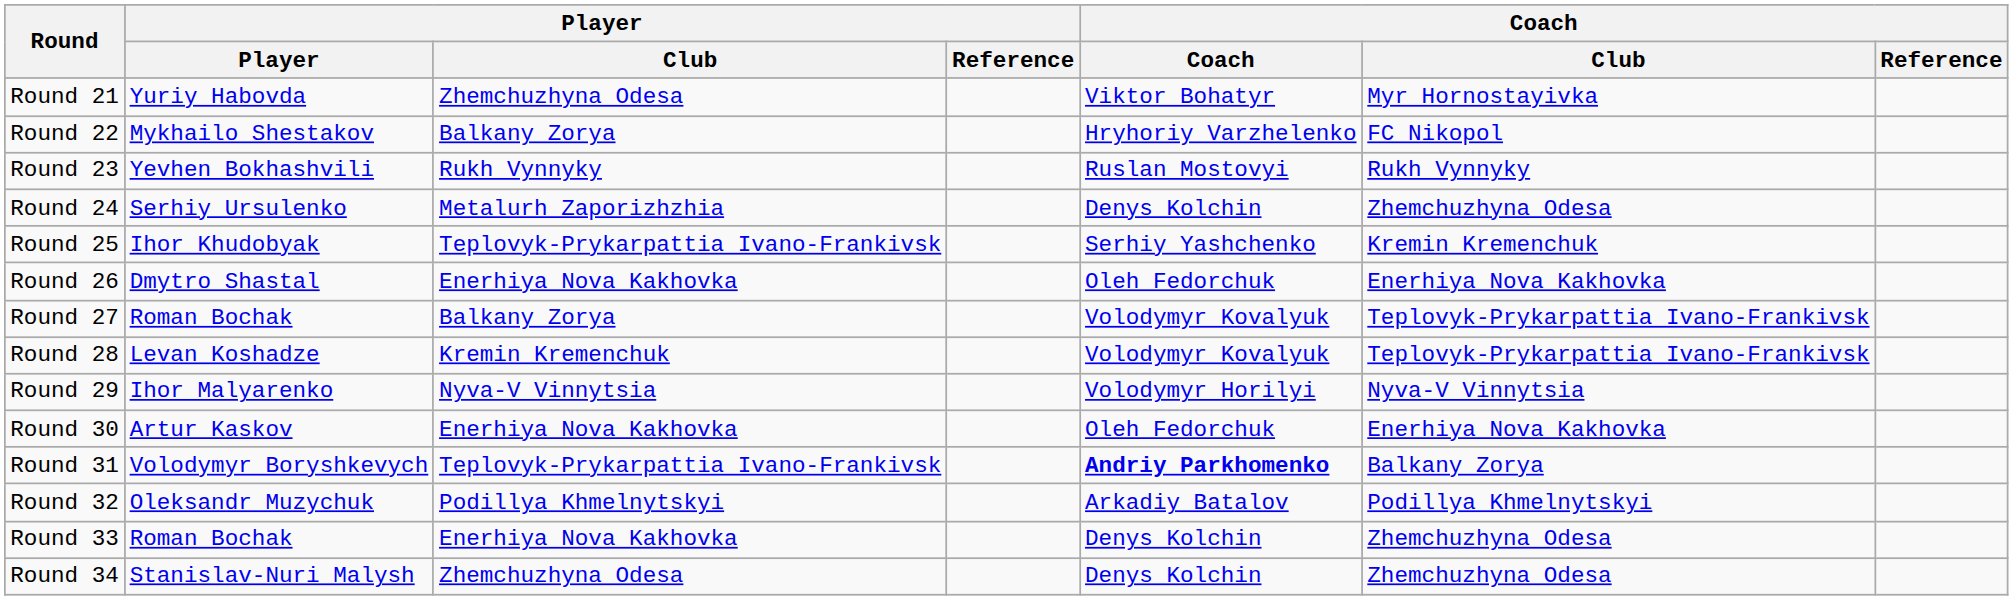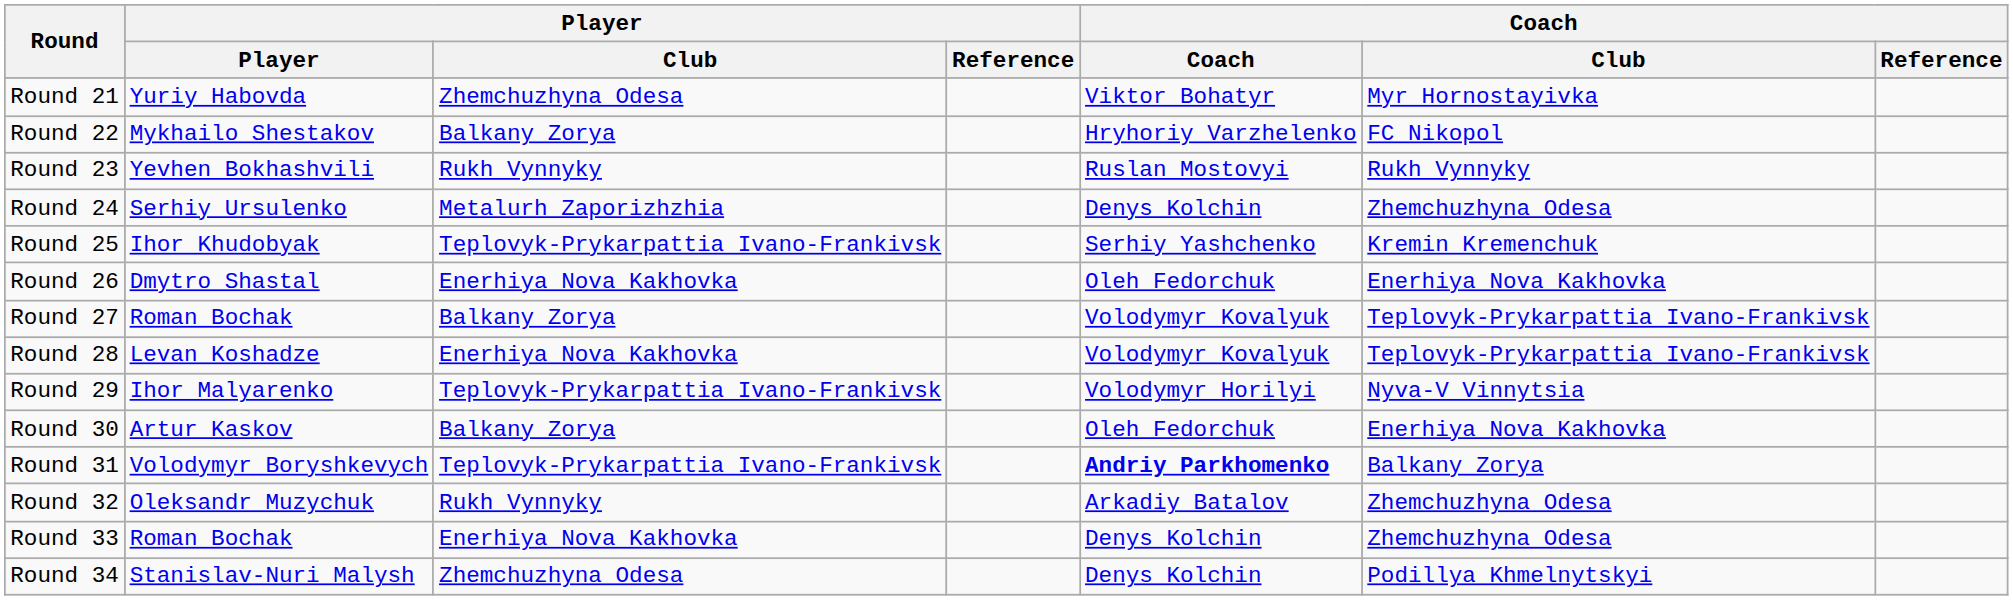(554, 355) Kremin Kremenchuk -> (588, 355) Enerhiya Nova Kakhovka
(548, 392) Nyva-V Vinnytsia -> (690, 392) Teplovyk-Prykarpattia Ivano-Frankivsk
(588, 429) Enerhiya Nova Kakhovka -> (527, 429) Balkany Zorya
(582, 503) Podillya Khmelnytskyi -> (521, 503) Rukh Vynnyky
(1510, 503) Podillya Khmelnytskyi -> (1489, 503) Zhemchuzhyna Odesa
(1489, 576) Zhemchuzhyna Odesa -> (1510, 576) Podillya Khmelnytskyi
